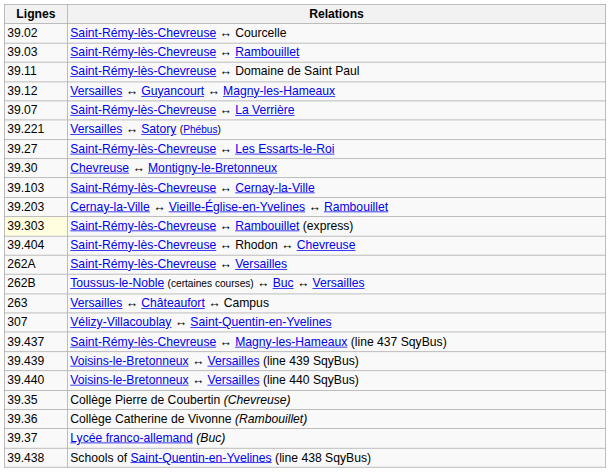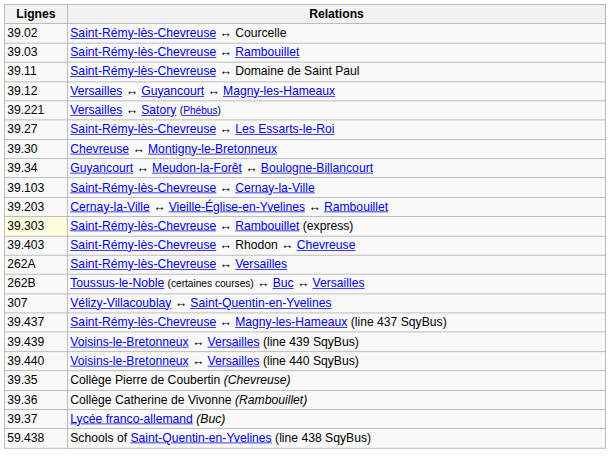- row: (182, 110)
+ row: (222, 168)
(26, 245) 39.404 -> (26, 245) 39.403
- row: (170, 303)
(26, 457) 39.438 -> (26, 438) 59.438
